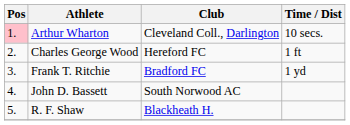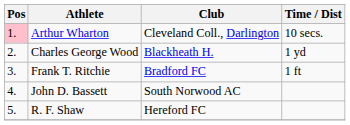(175, 52) Hereford FC -> (179, 52) Blackheath H.
(293, 52) 1 ft -> (295, 52) 1 yd
(295, 71) 1 yd -> (293, 71) 1 ft
(179, 110) Blackheath H. -> (175, 110) Hereford FC
